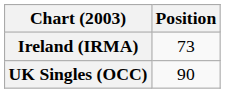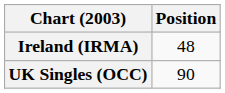(186, 46) 73 -> (186, 46) 48
